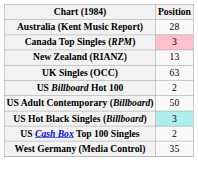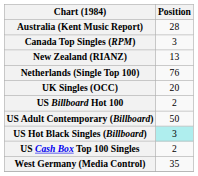(174, 42) pink background -> (174, 42) no background
+ row: (80, 73)
(174, 73) 63 -> (174, 88) 20
